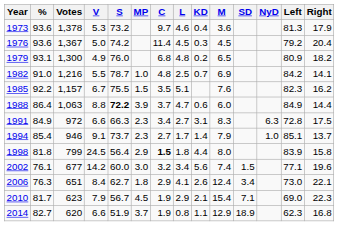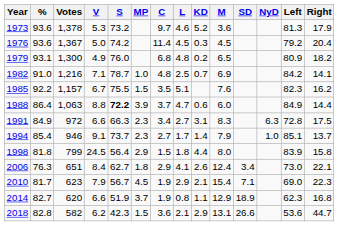(201, 27) 0.4 -> (201, 27) 5.2
(99, 74) 5.5 -> (99, 74) 7.1
(164, 151) bold -> (164, 151) normal
- row: (17, 167)
+ row: (17, 213)
